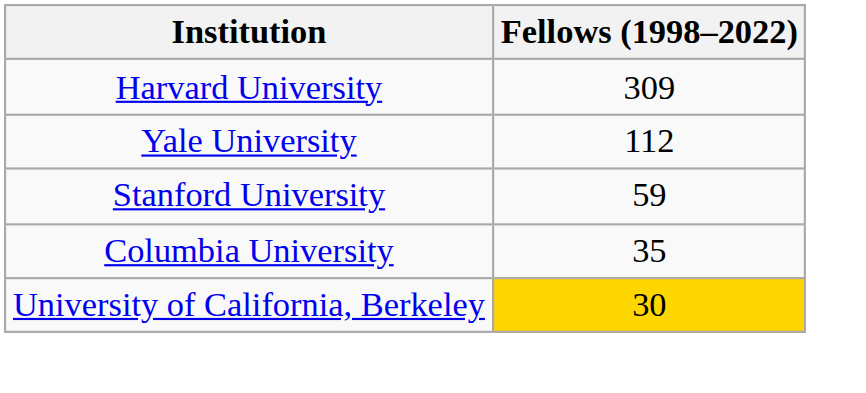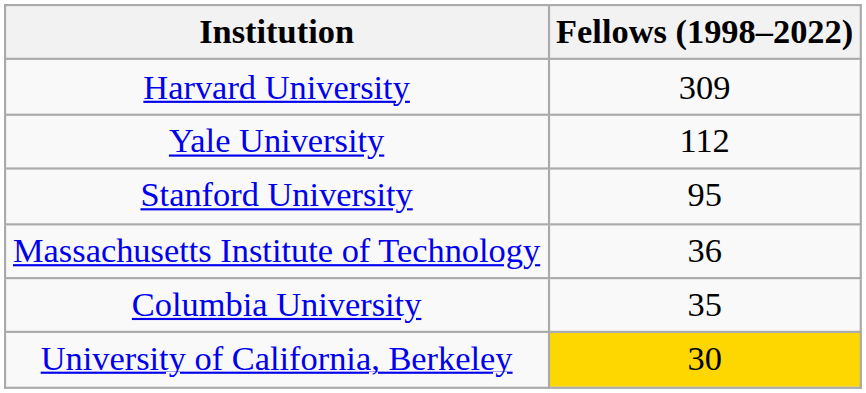(649, 195) 59 -> (705, 195) 95
+ row: (277, 250)
